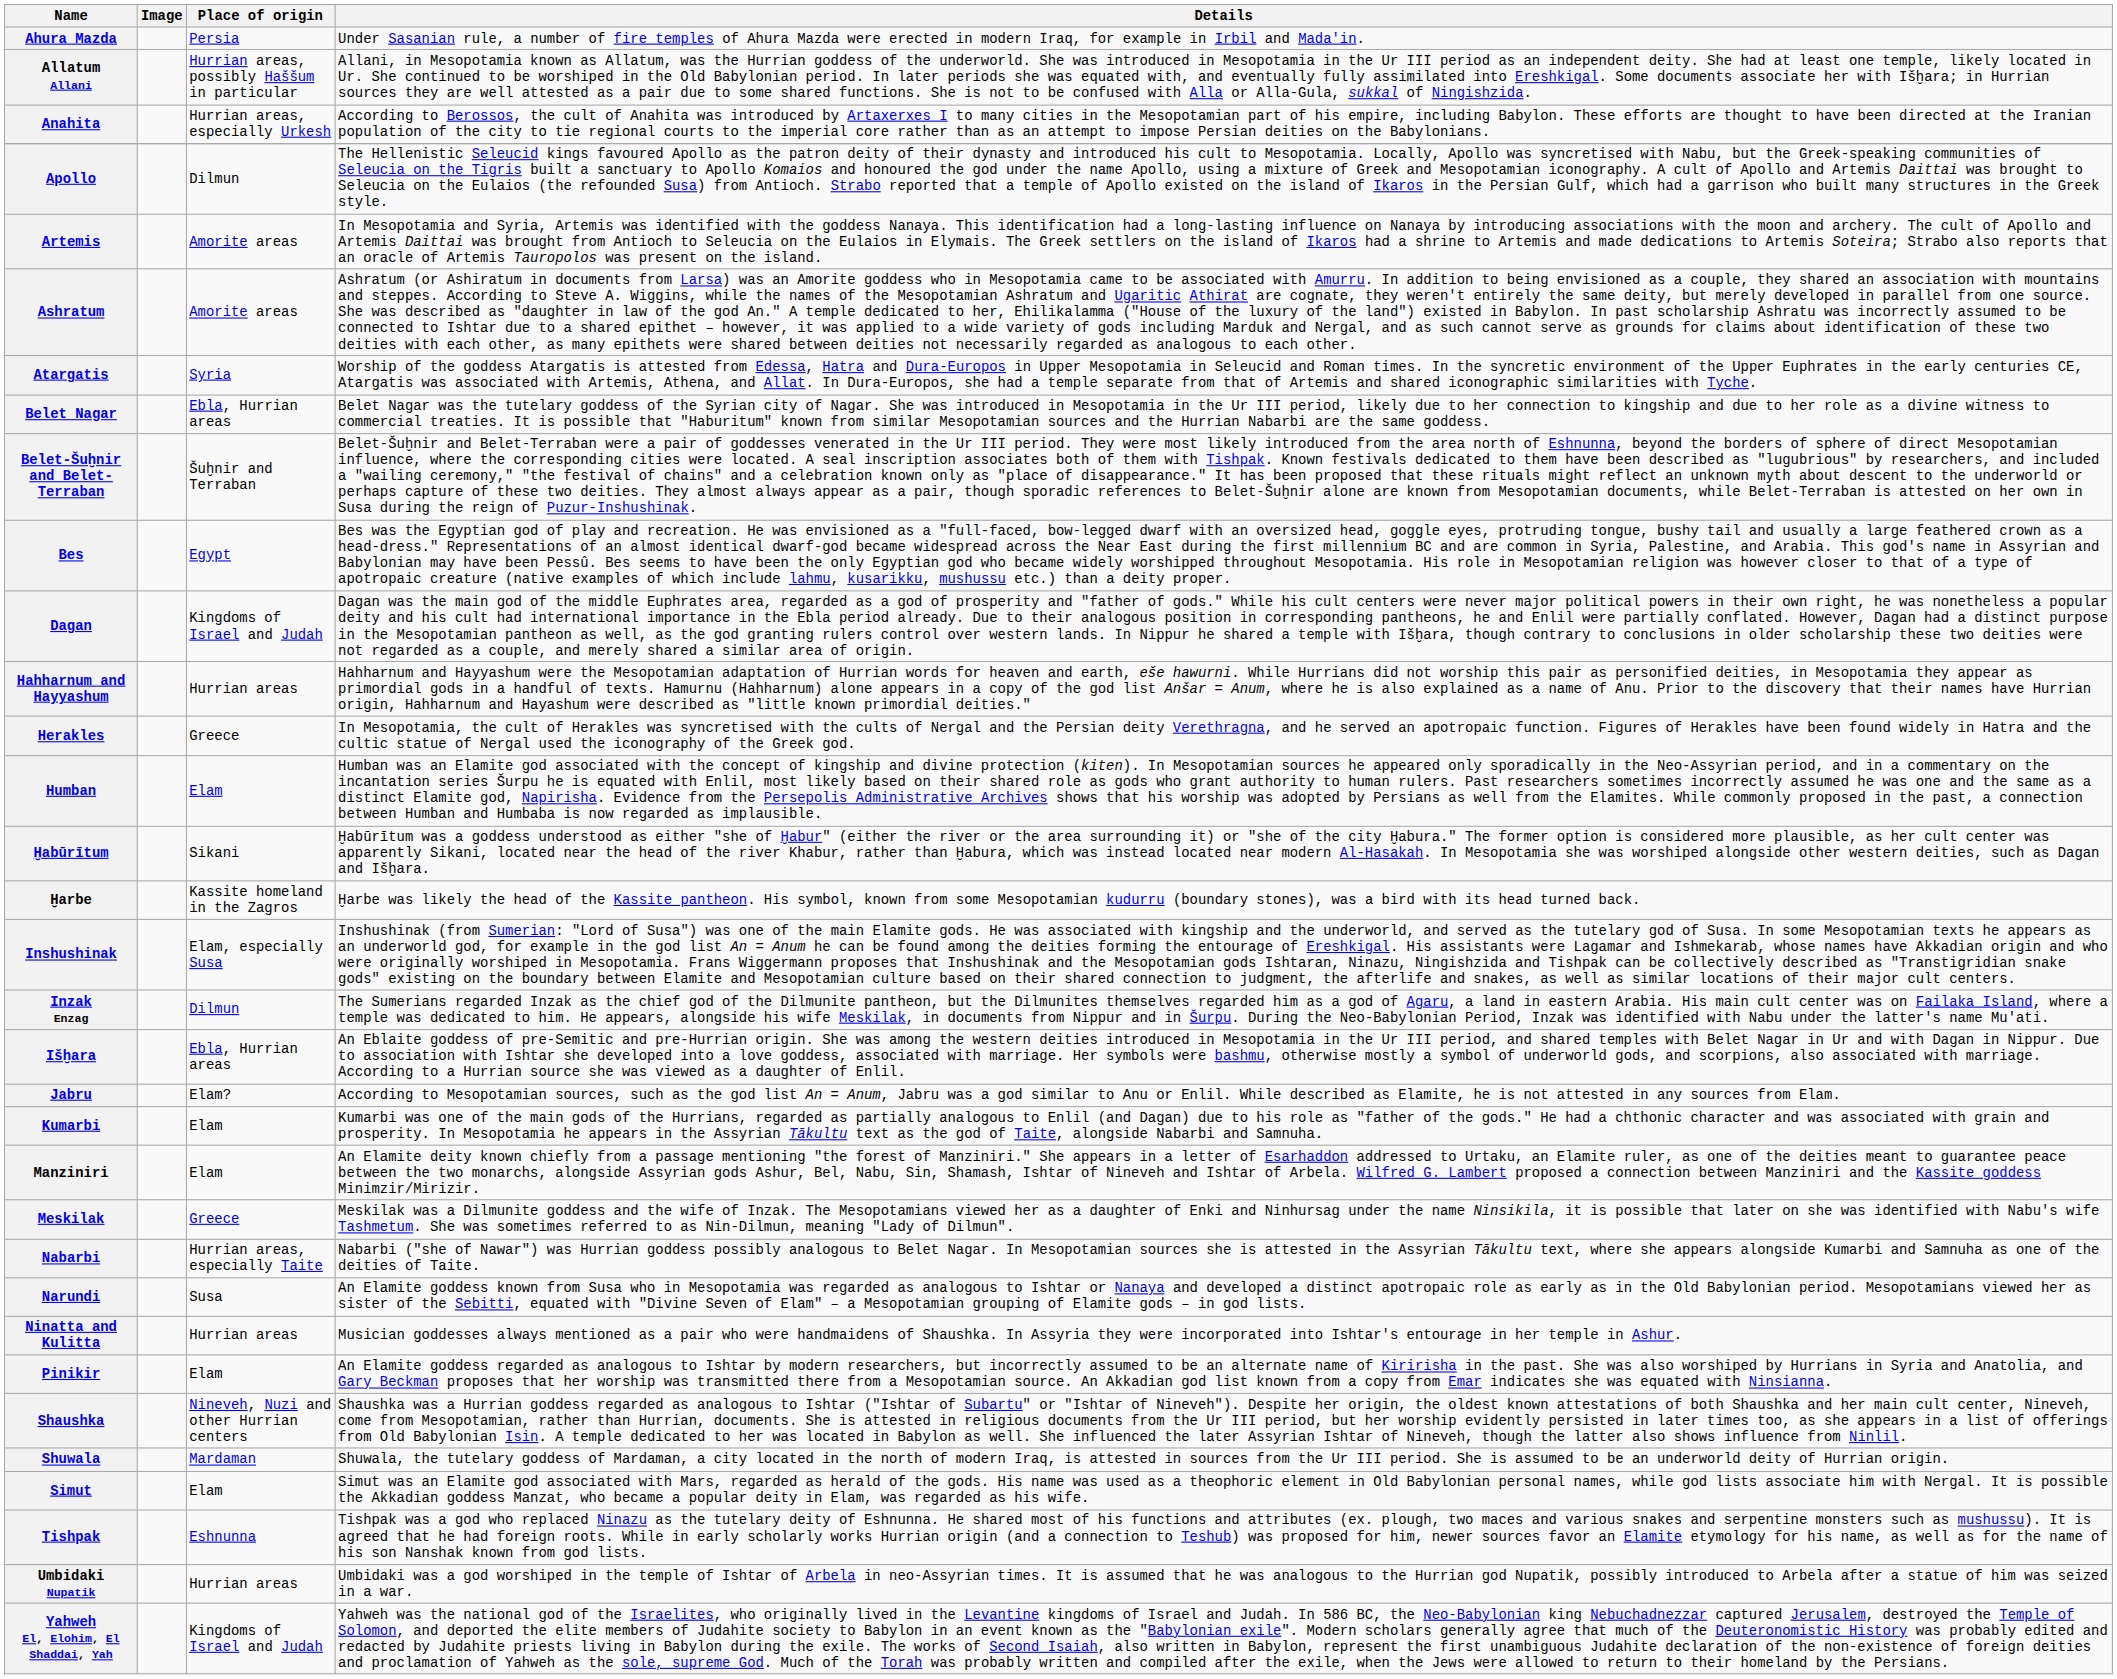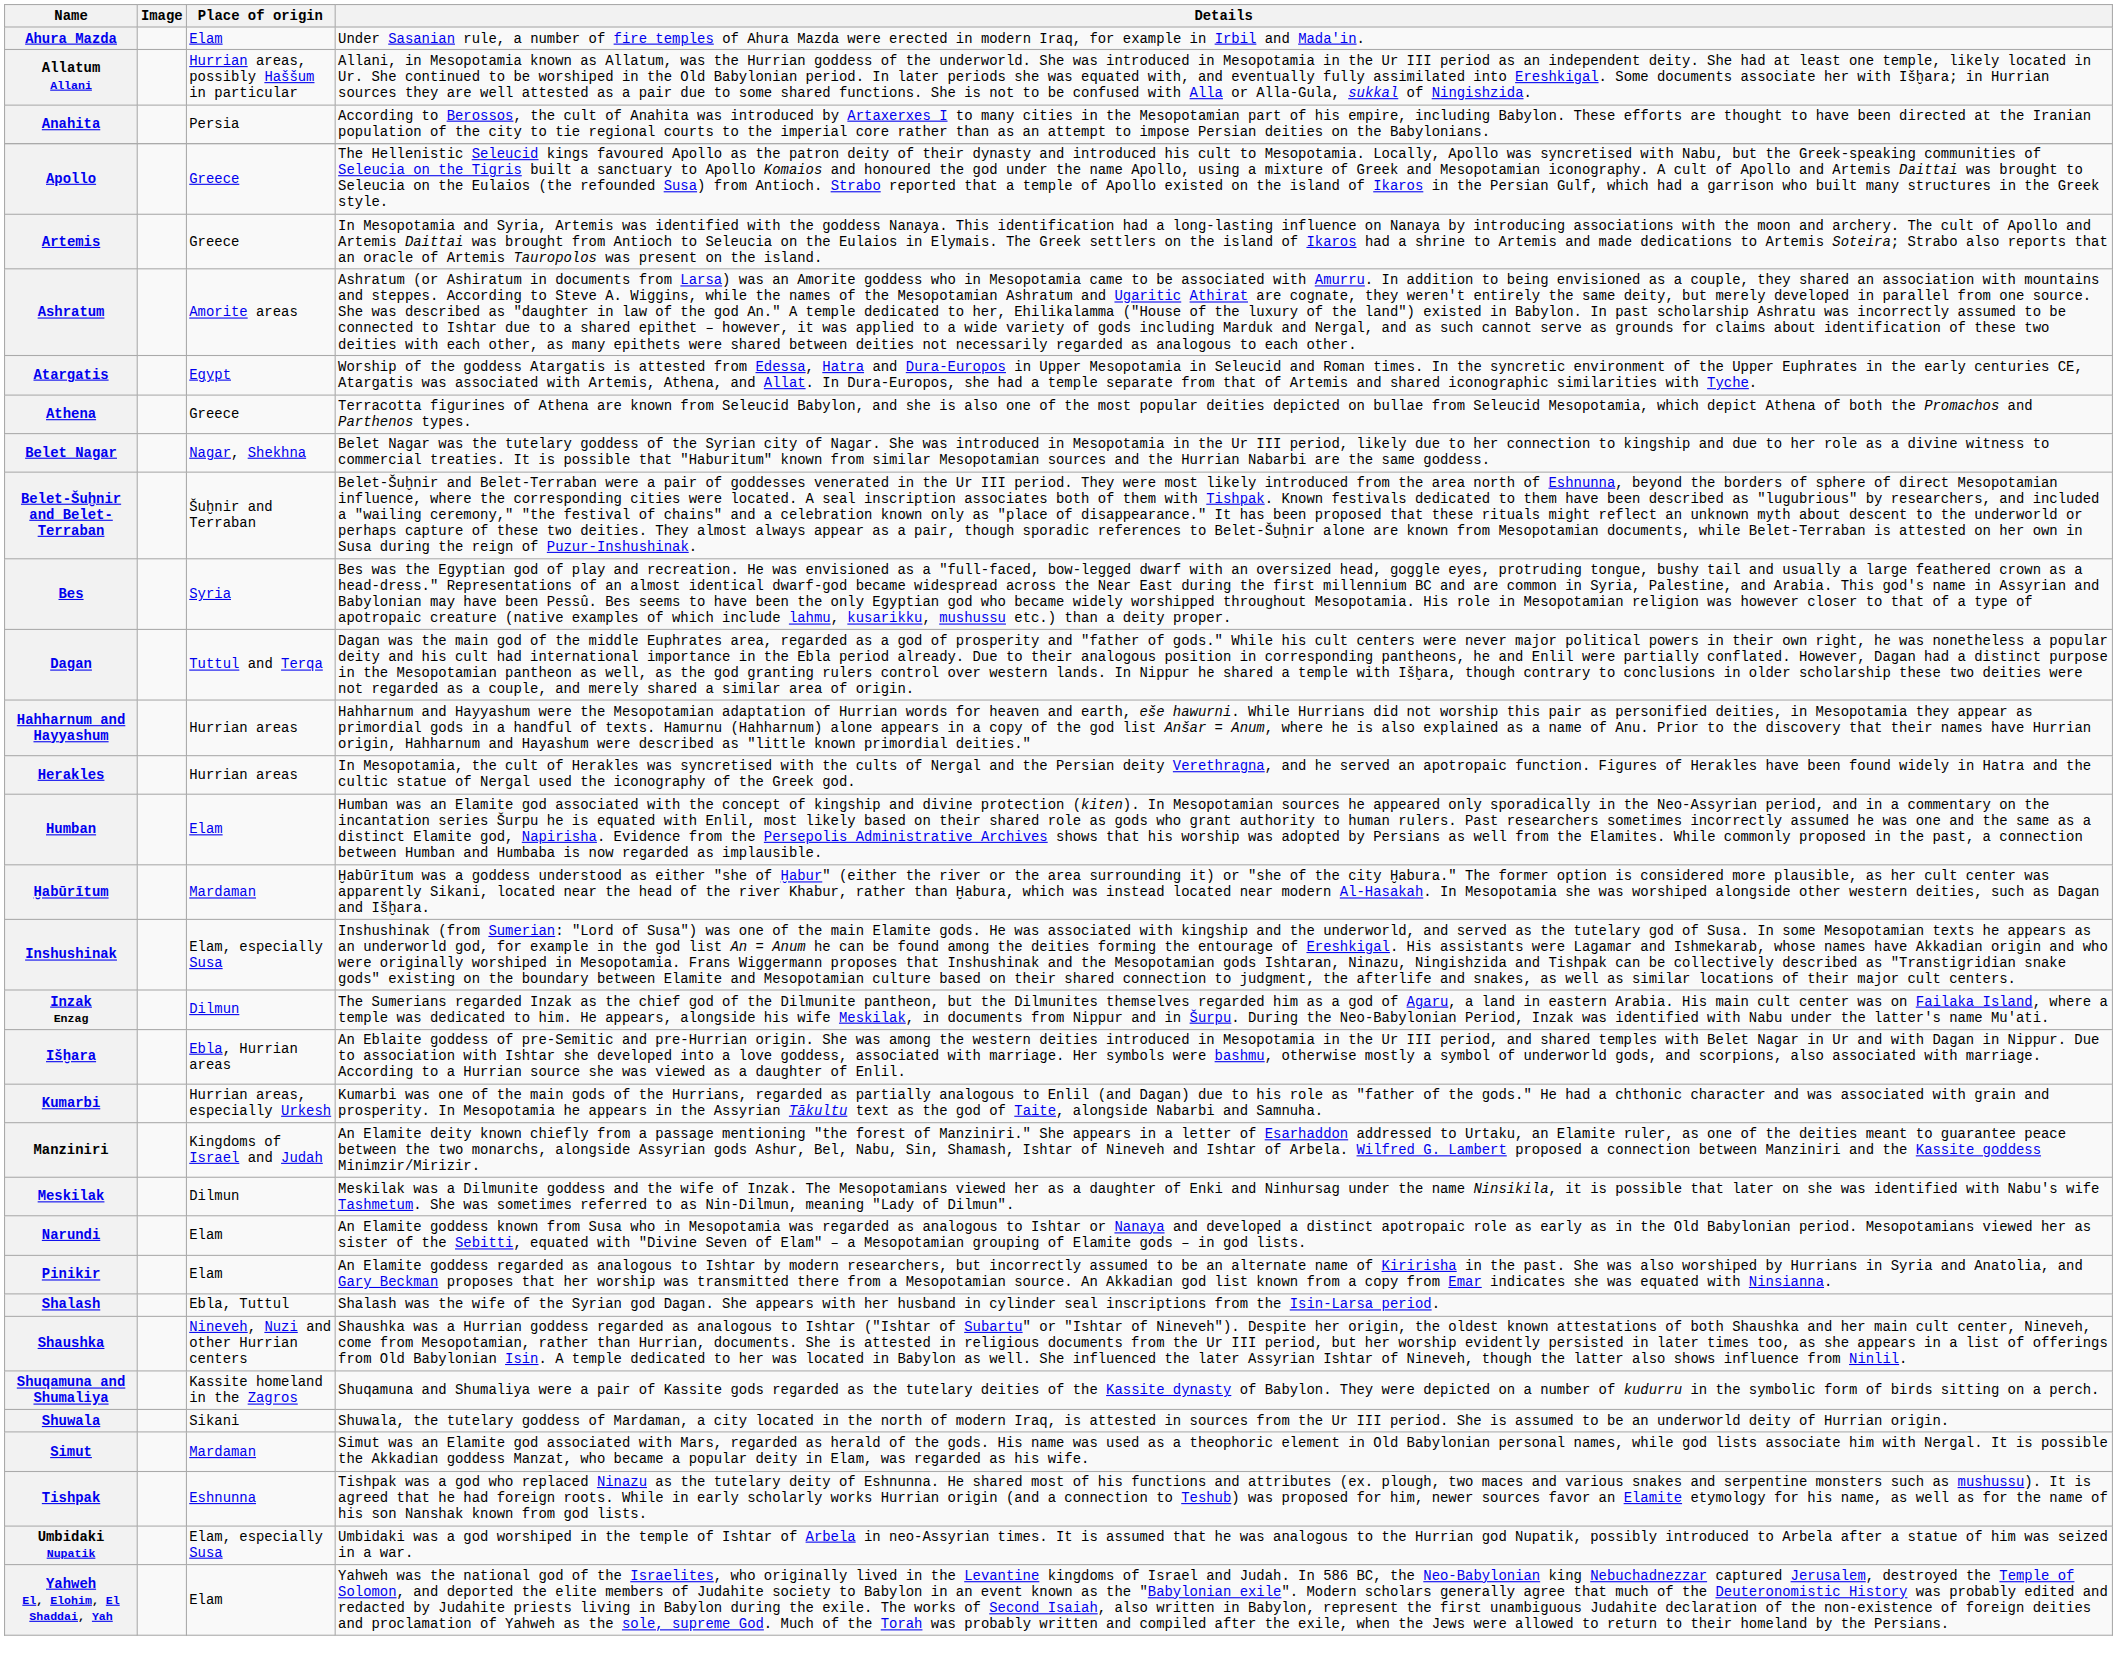(214, 39) Persia -> (206, 39) Elam
(260, 124) Hurrian areas, especially Urkesh -> (214, 124) Persia
(214, 179) Dilmun -> (214, 179) Greece
(244, 242) Amorite areas -> (214, 242) Greece
(210, 375) Syria -> (210, 375) Egypt
+ row: (71, 414)
(244, 414) Ebla, Hurrian areas -> (248, 453) Nagar, Shekhna
(210, 556) Egypt -> (210, 594) Syria
(256, 626) Kingdoms of Israel and Judah -> (256, 665) Tuttul and Terqa
(214, 736) Greece -> (244, 775) Hurrian areas
(214, 853) Sikani -> (223, 892) Mardaman
- row: (71, 900)
- row: (71, 1095)
(206, 1126) Elam -> (260, 1103) Hurrian areas, especially Urkesh
(206, 1173) Elam -> (256, 1150) Kingdoms of Israel and Judah
(214, 1219) Greece -> (214, 1197) Dilmun
- row: (71, 1258)
(206, 1297) Susa -> (206, 1235) Elam
- row: (71, 1336)
+ row: (71, 1305)
+ row: (71, 1390)
(223, 1460) Mardaman -> (214, 1421) Sikani
(206, 1490) Elam -> (223, 1452) Mardaman
(244, 1584) Hurrian areas -> (256, 1545) Elam, especially Susa
(256, 1639) Kingdoms of Israel and Judah -> (206, 1600) Elam
